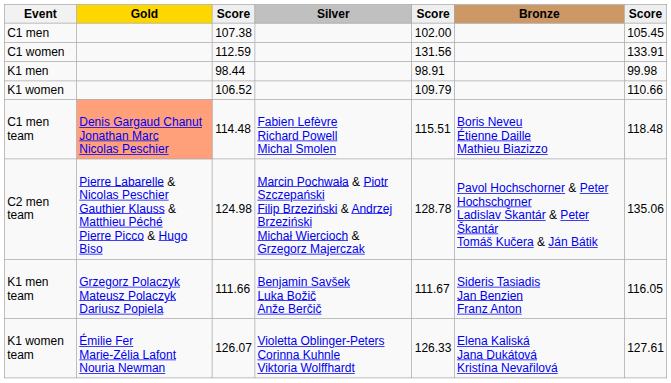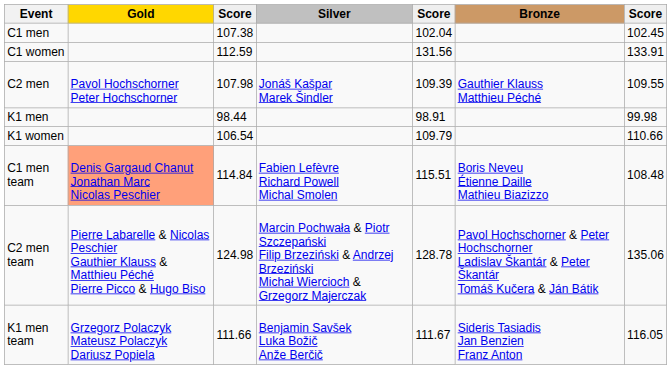(433, 33) 102.00 -> (434, 33) 102.04
(645, 33) 105.45 -> (645, 33) 102.45
+ row: (28, 84)
(234, 90) 106.52 -> (235, 136) 106.54
(233, 129) 114.48 -> (234, 175) 114.84
(645, 129) 118.48 -> (645, 175) 108.48
- row: (35, 348)
